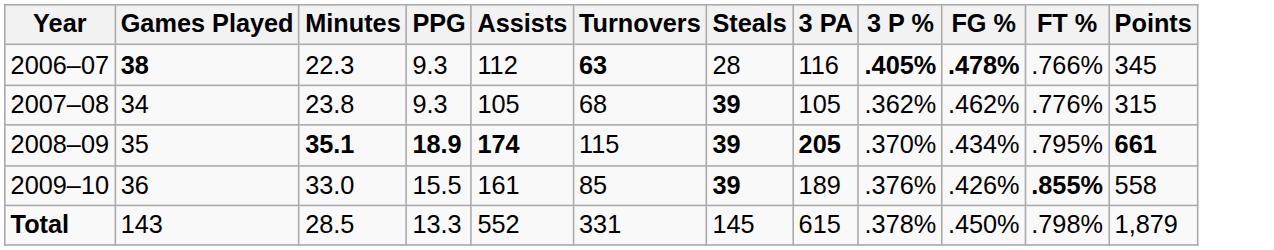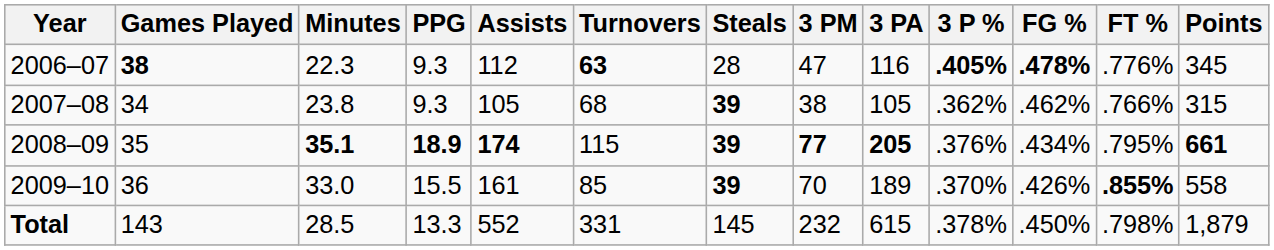+ column: (828, 24)
(1067, 64) .766% -> (1138, 64) .776%
(1067, 104) .776% -> (1138, 104) .766%
(900, 144) .370% -> (971, 144) .376%
(900, 184) .376% -> (971, 184) .370%
